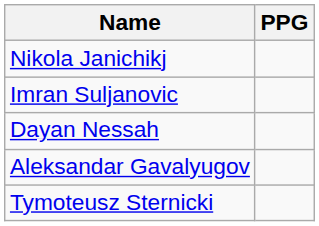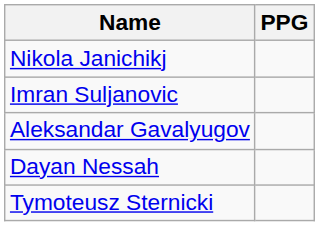rows swapped: (84, 130) <-> (130, 166)
